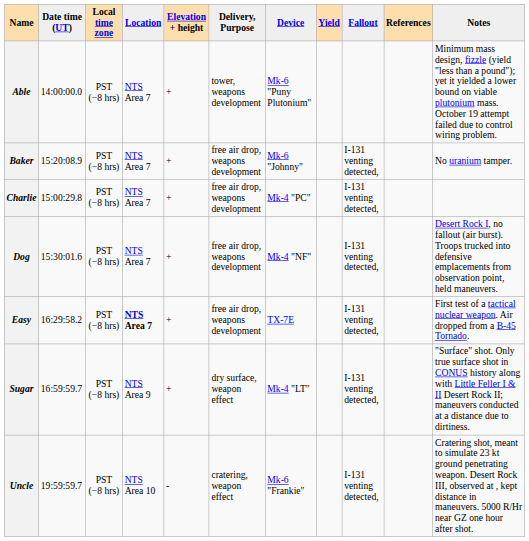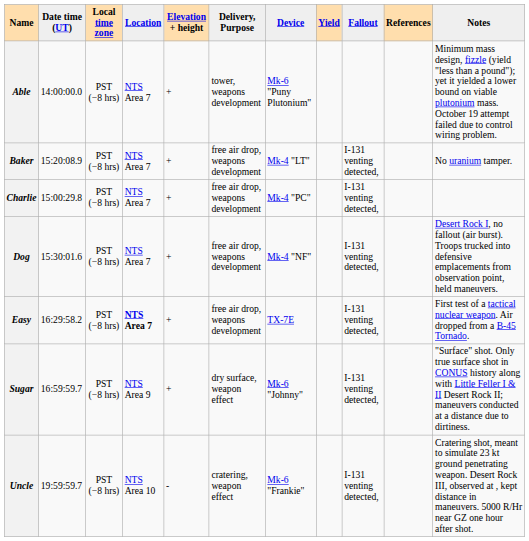(285, 161) Mk-6 "Johnny" -> (289, 161) Mk-4 "LT"
(289, 389) Mk-4 "LT" -> (285, 389) Mk-6 "Johnny"
